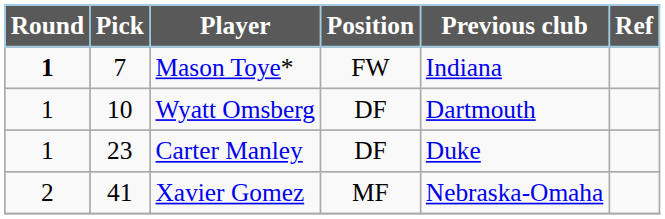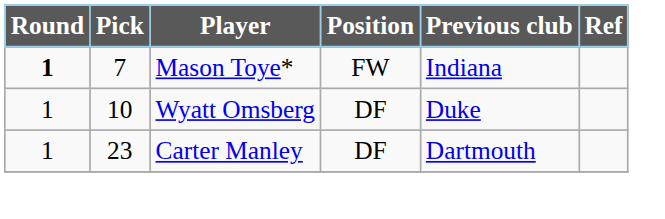(481, 109) Dartmouth -> (453, 109) Duke
(453, 151) Duke -> (481, 151) Dartmouth
- row: (230, 193)
